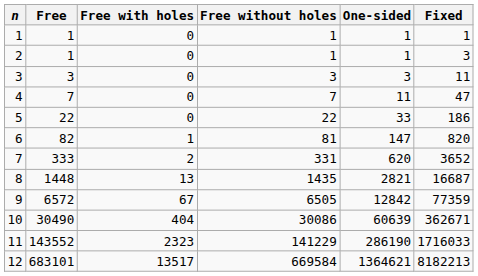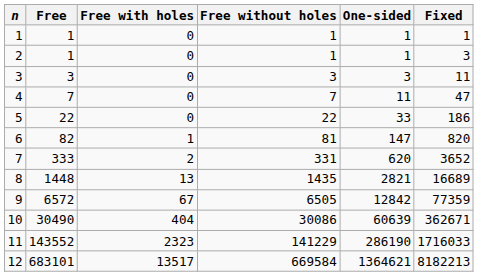(451, 179) 16687 -> (451, 179) 16689
